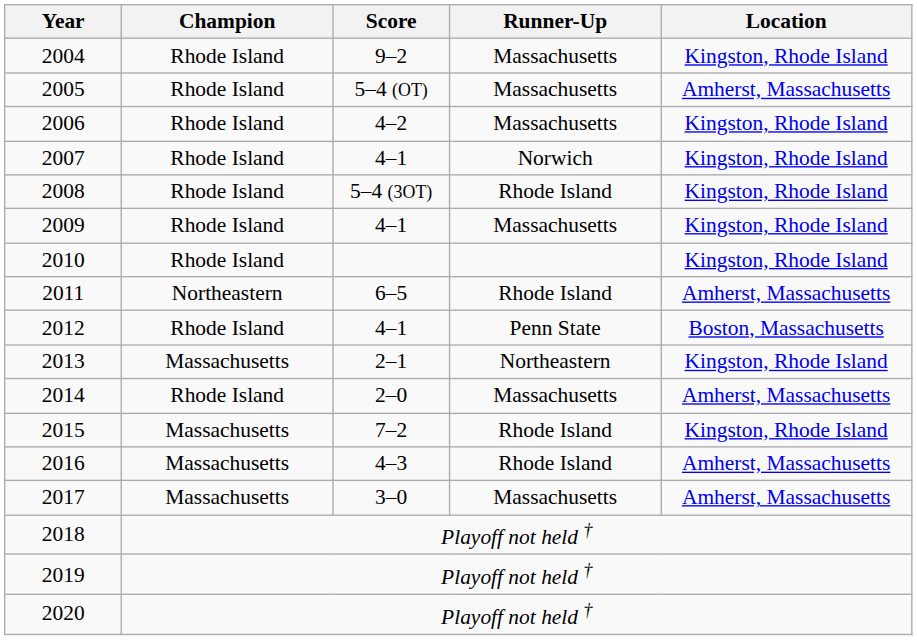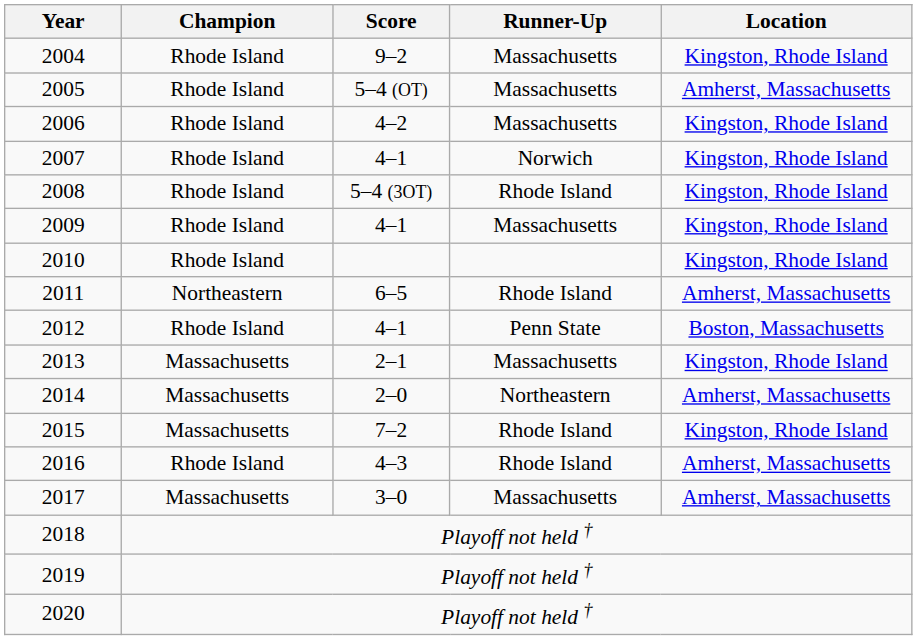(555, 361) Northeastern -> (555, 361) Massachusetts
(227, 395) Rhode Island -> (227, 395) Massachusetts
(555, 395) Massachusetts -> (555, 395) Northeastern
(227, 463) Massachusetts -> (227, 463) Rhode Island
